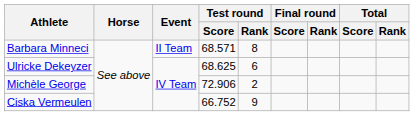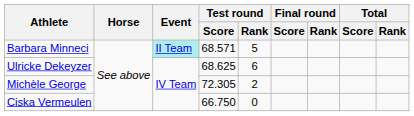(174, 48) no background -> (174, 48) paleturquoise background
(255, 48) 8 -> (255, 48) 5
(219, 84) 72.906 -> (219, 84) 72.305
(219, 102) 66.752 -> (219, 102) 66.750
(255, 102) 9 -> (255, 102) 0
